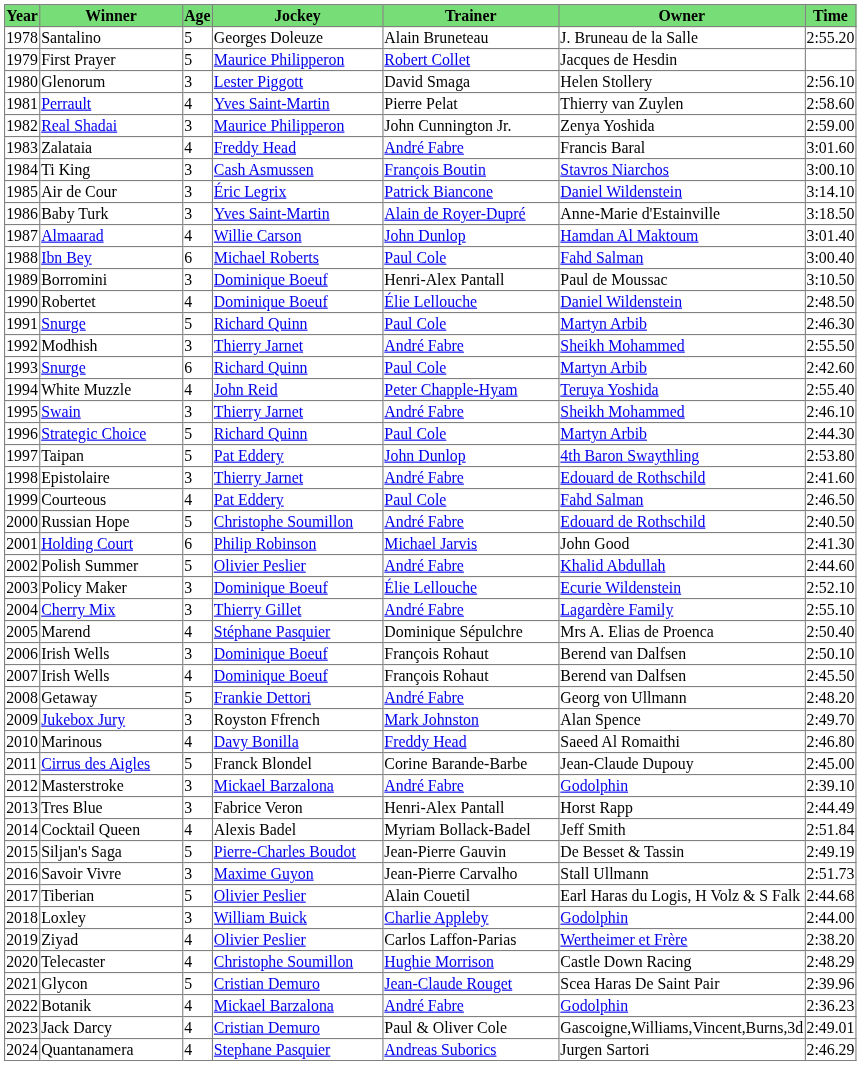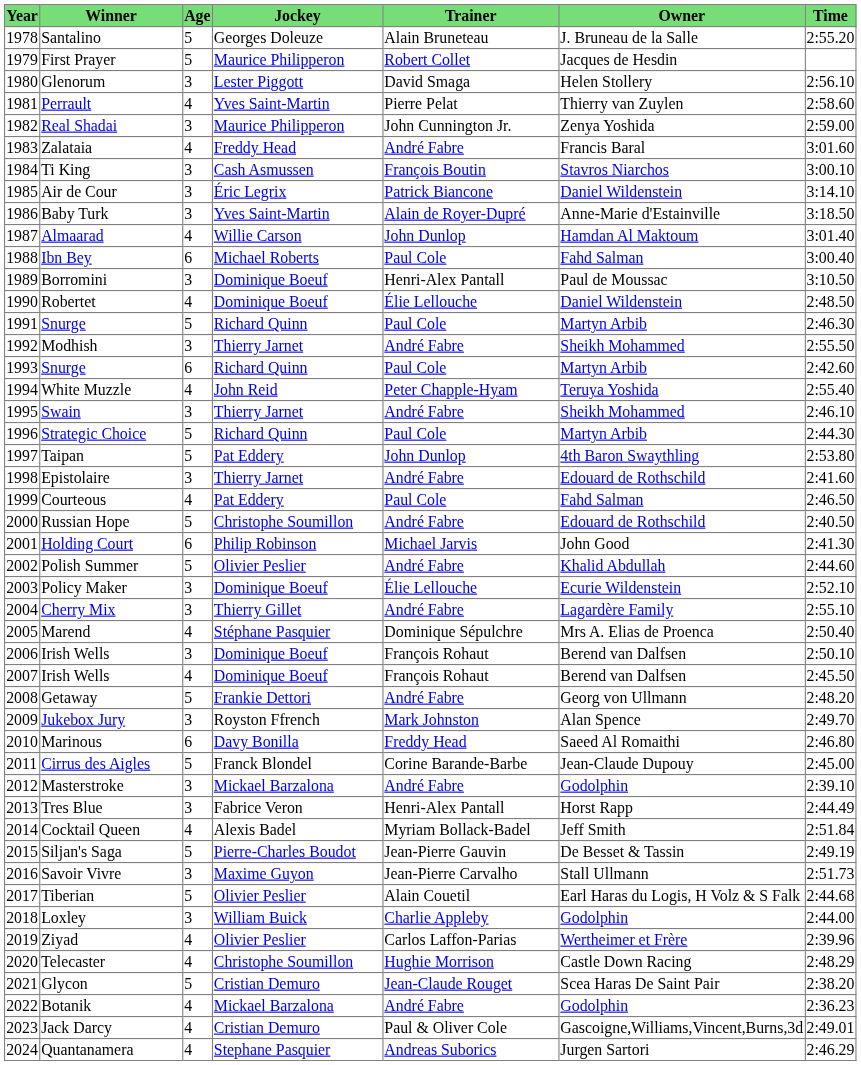(188, 741) 4 -> (188, 741) 6
(830, 939) 2:38.20 -> (830, 939) 2:39.96
(830, 983) 2:39.96 -> (830, 983) 2:38.20
